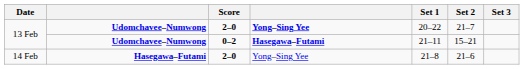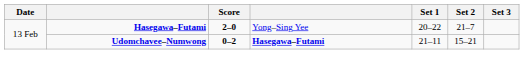(159, 27) Udomchavee–Numwong -> (170, 27) Hasegawa–Futami
(281, 27) bold -> (280, 27) normal
- row: (25, 57)
